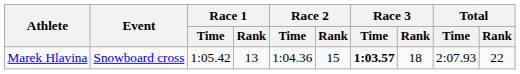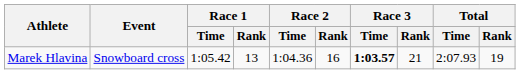(333, 58) 15 -> (333, 58) 16
(415, 58) 18 -> (415, 58) 21
(497, 58) 22 -> (497, 58) 19
